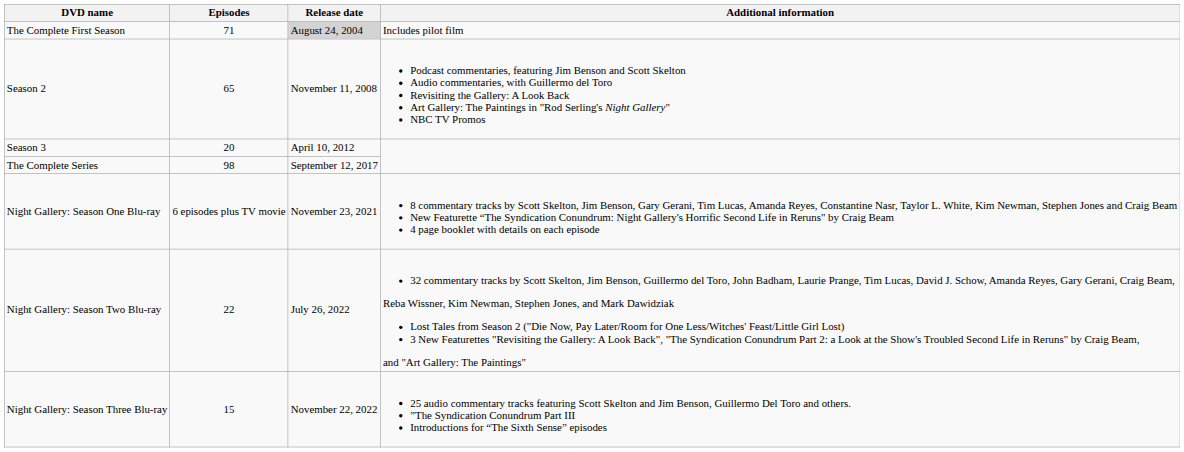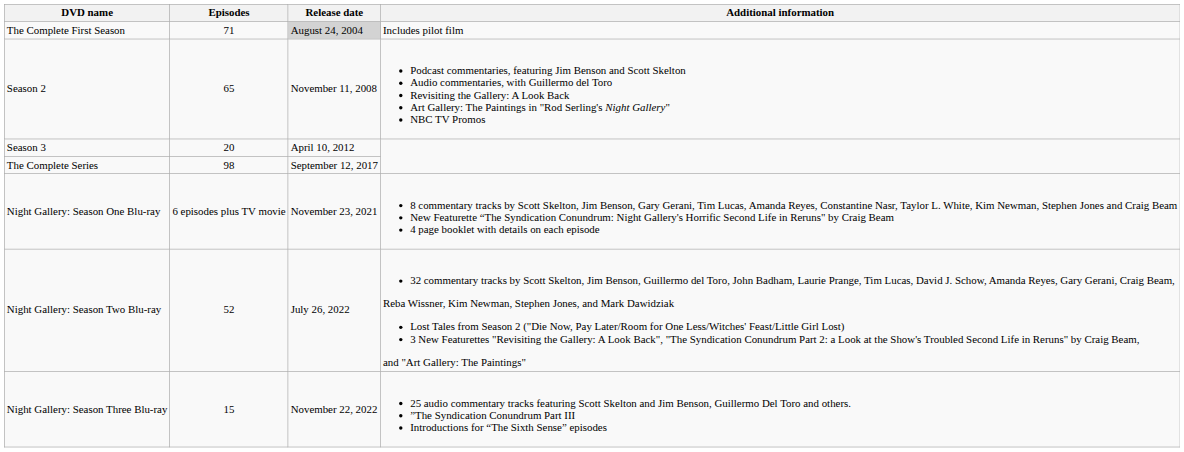(229, 310) 22 -> (229, 310) 52
